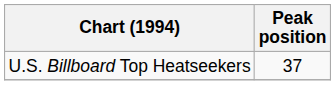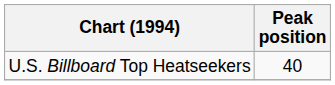(293, 65) 37 -> (293, 65) 40
